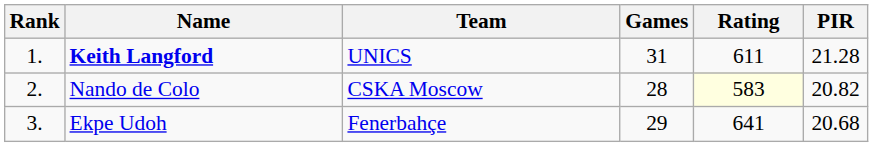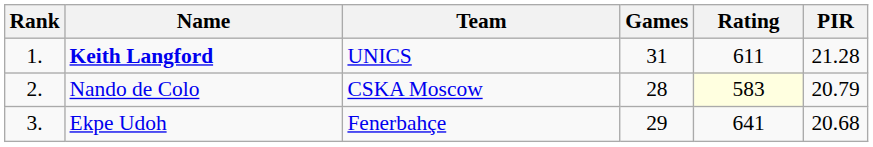(836, 89) 20.82 -> (836, 89) 20.79
